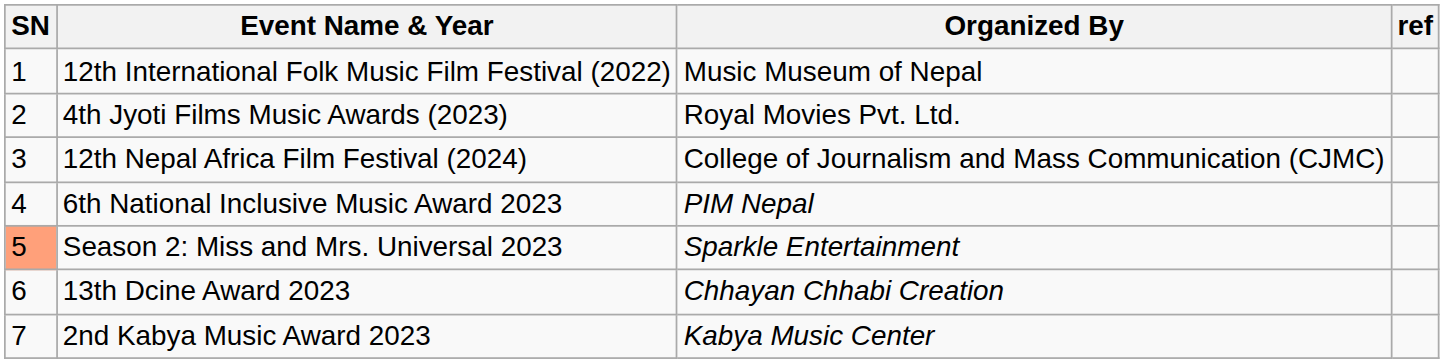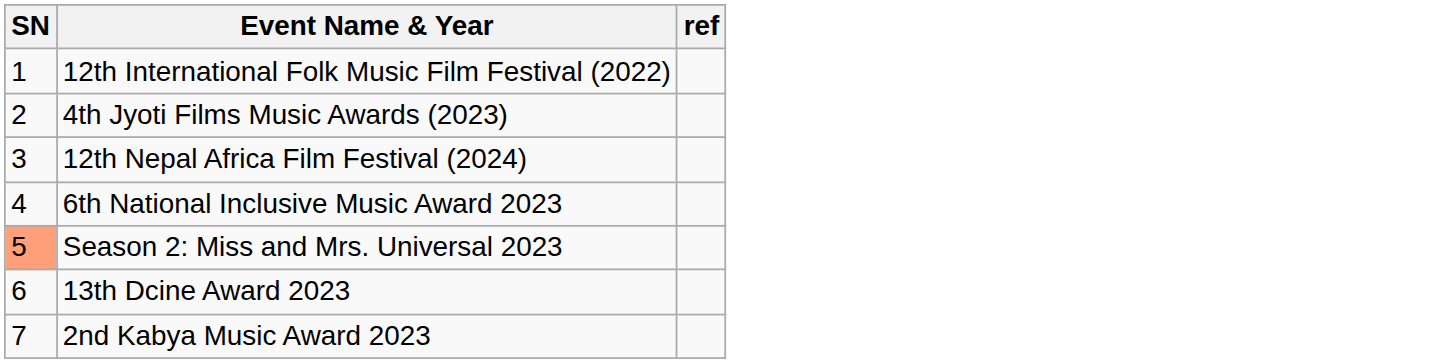- column: (1034, 26)
